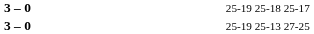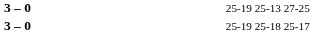rows swapped: (268, 8) <-> (268, 26)
